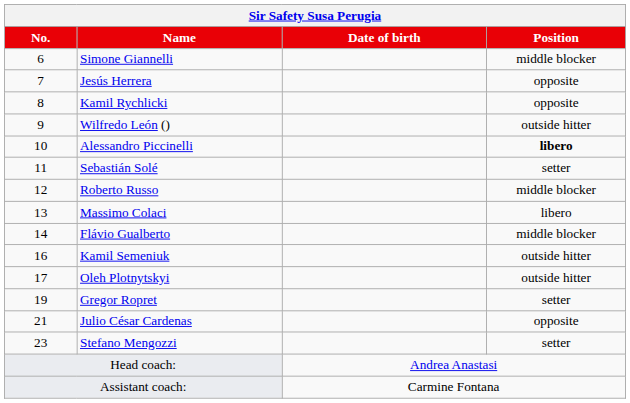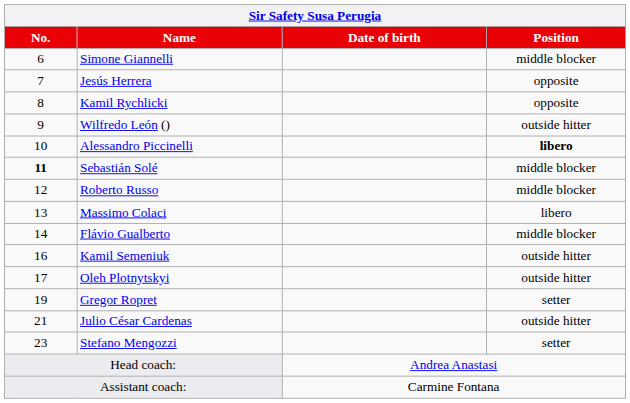(41, 168) normal -> (41, 168) bold
(556, 168) setter -> (556, 168) middle blocker
(556, 321) opposite -> (556, 321) outside hitter
